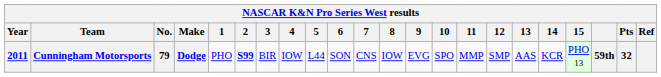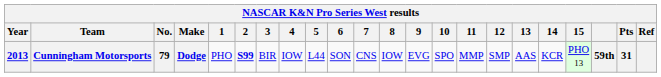(18, 56) 2011 -> (18, 56) 2013
(626, 56) 32 -> (626, 56) 31
